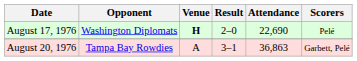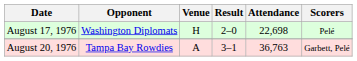(196, 30) bold -> (196, 30) normal
(274, 30) 22,690 -> (274, 30) 22,698
(274, 47) 36,863 -> (274, 47) 36,763
